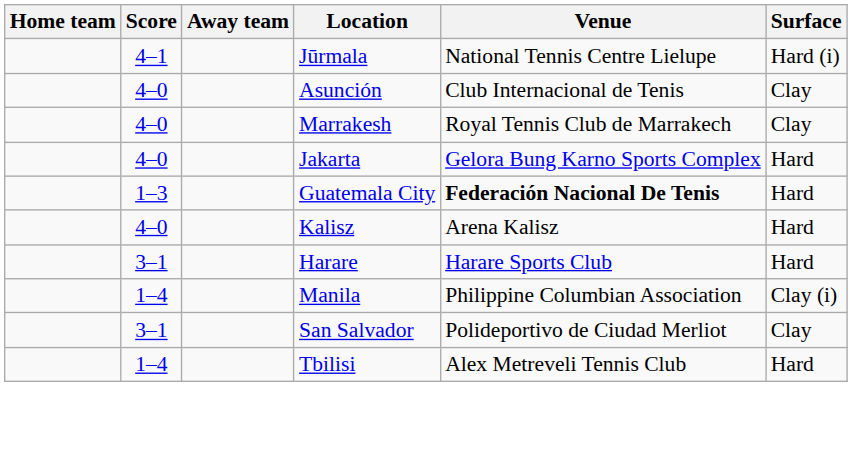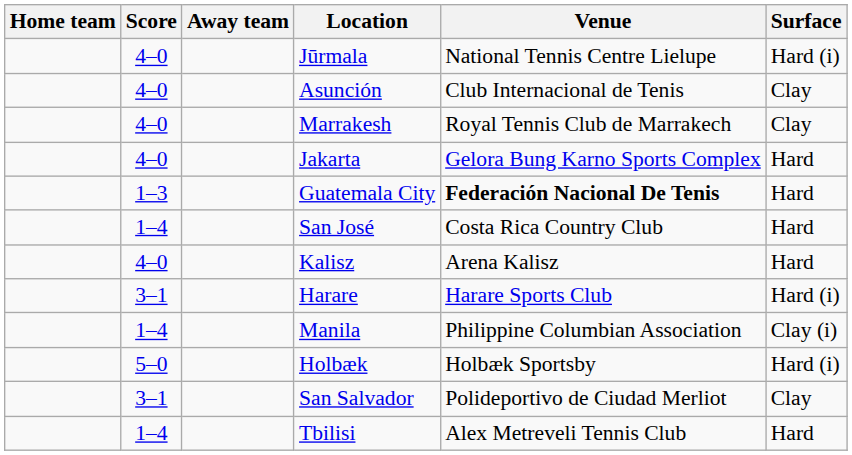(151, 55) 4–1 -> (151, 55) 4–0
+ row: (337, 227)
(792, 261) Hard -> (805, 295) Hard (i)
+ row: (333, 364)
